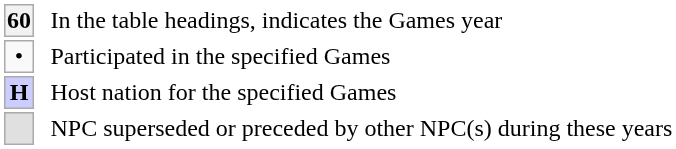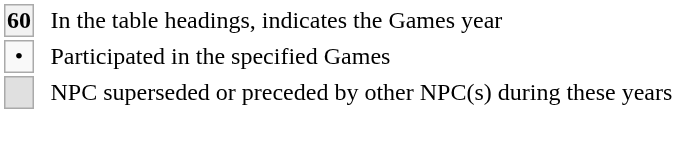- row: (223, 92)
